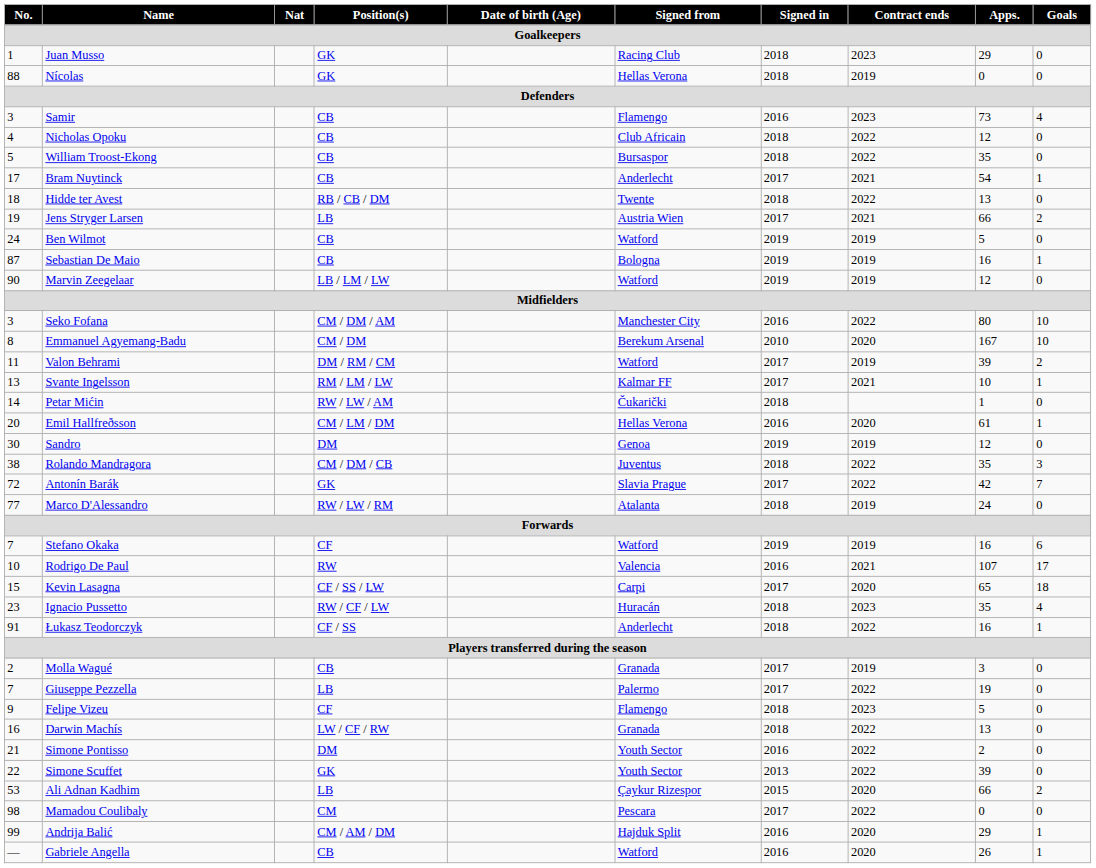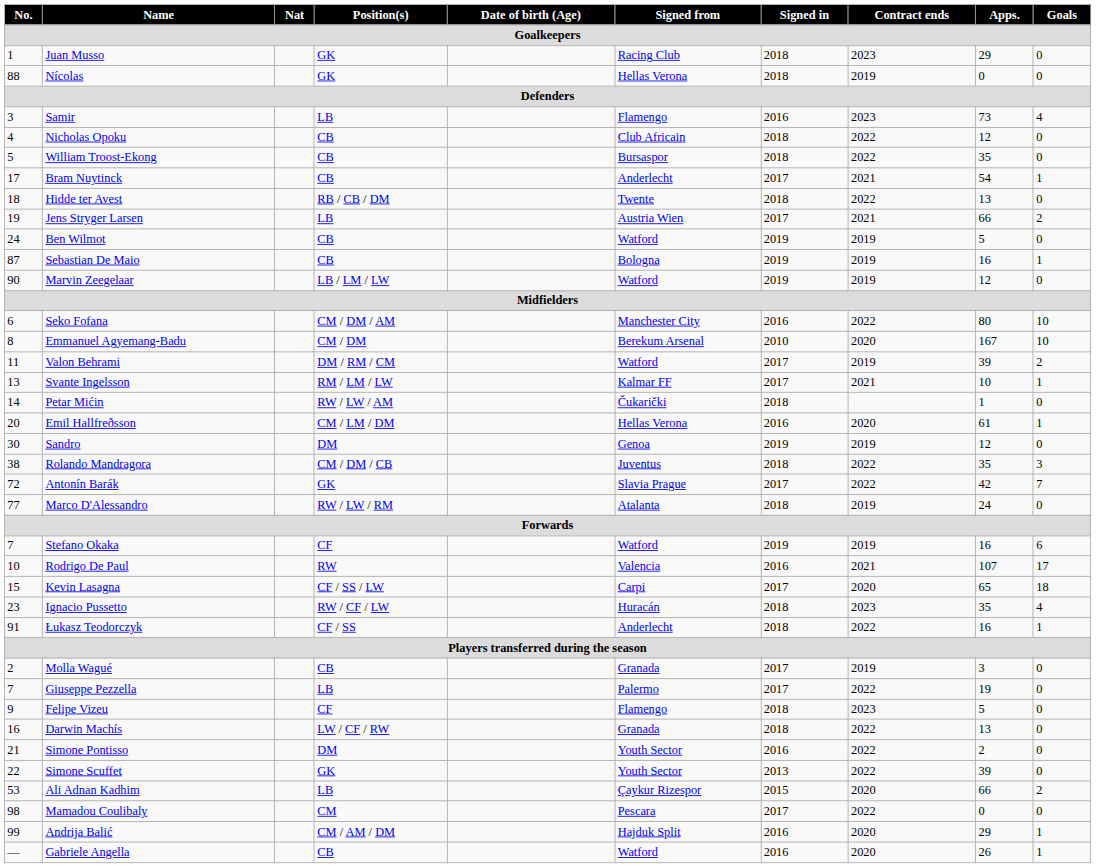(326, 117) CB -> (325, 117) LB
(10, 321) 3 -> (10, 321) 6
